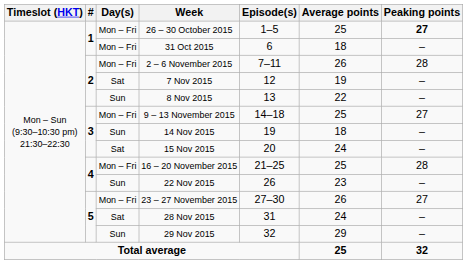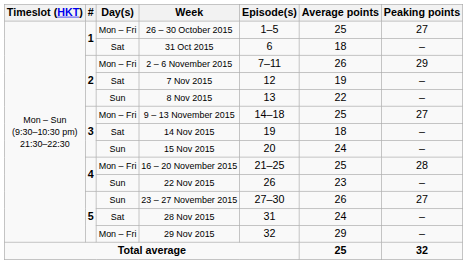(422, 30) bold -> (422, 30) normal
(118, 47) Mon – Fri -> (118, 47) Sat
(422, 64) 28 -> (422, 64) 29
(118, 132) Sun -> (118, 132) Sat
(118, 149) Sat -> (118, 149) Sun
(118, 200) Mon – Fri -> (118, 200) Sun
(118, 234) Sun -> (118, 234) Mon – Fri
